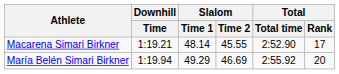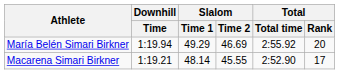rows swapped: (68, 61) <-> (63, 45)
